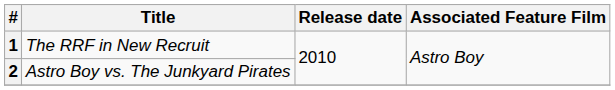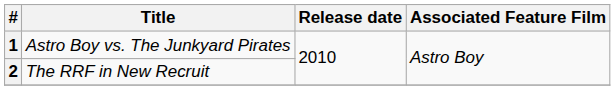(117, 44) The RRF in New Recruit -> (158, 44) Astro Boy vs. The Junkyard Pirates
(158, 71) Astro Boy vs. The Junkyard Pirates -> (117, 71) The RRF in New Recruit
